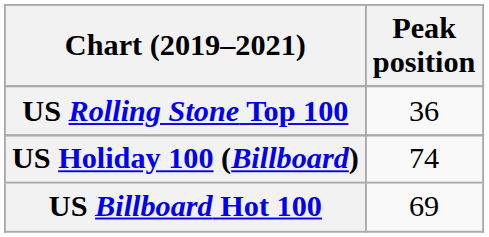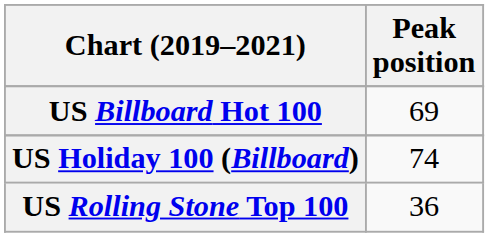rows swapped: (185, 206) <-> (185, 110)
